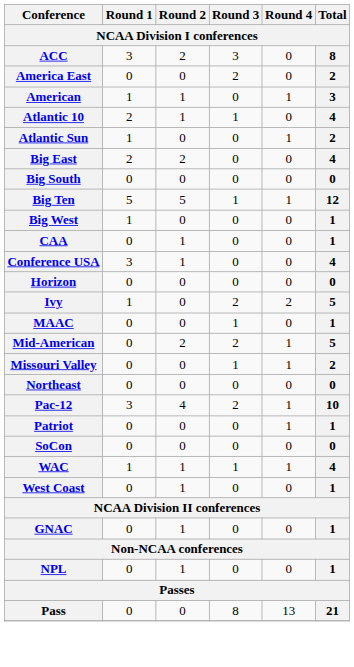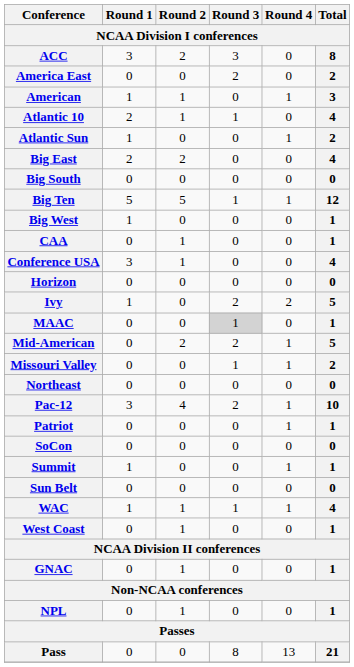(236, 323) no background -> (236, 323) lightgrey background
+ row: (54, 466)
+ row: (54, 487)
